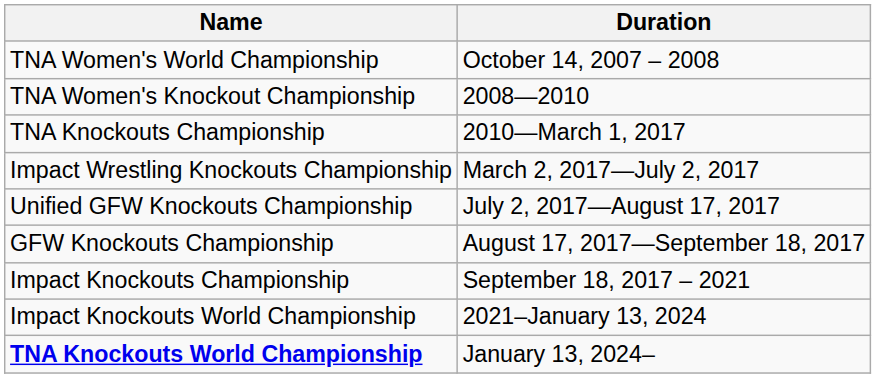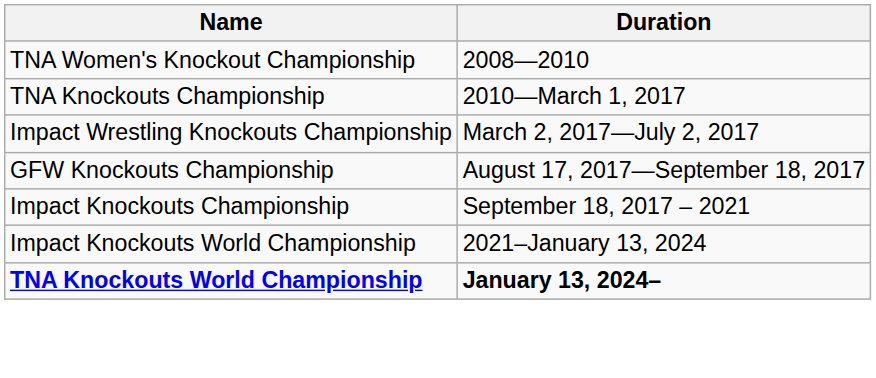- row: (194, 59)
- row: (211, 206)
(559, 354) normal -> (562, 280) bold
